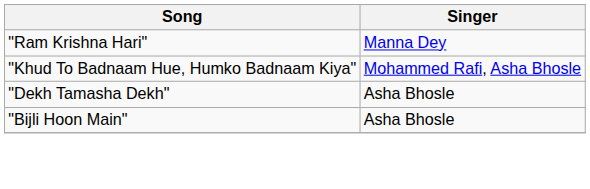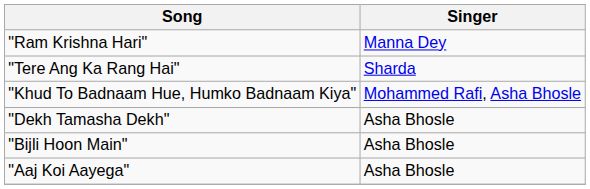+ row: (94, 68)
+ row: (69, 171)
